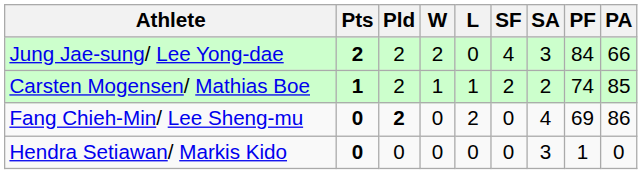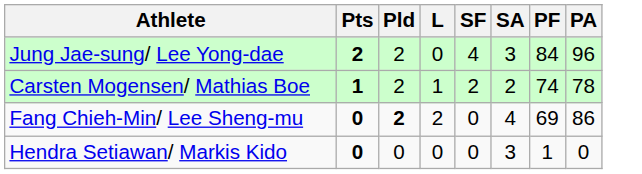- column: (438, 20)
(619, 53) 66 -> (584, 53) 96
(619, 86) 85 -> (584, 86) 78
